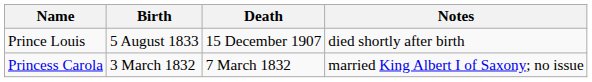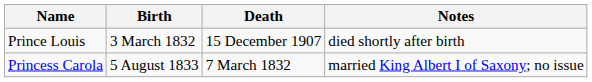(154, 40) 5 August 1833 -> (153, 40) 3 March 1832
(153, 64) 3 March 1832 -> (154, 64) 5 August 1833
